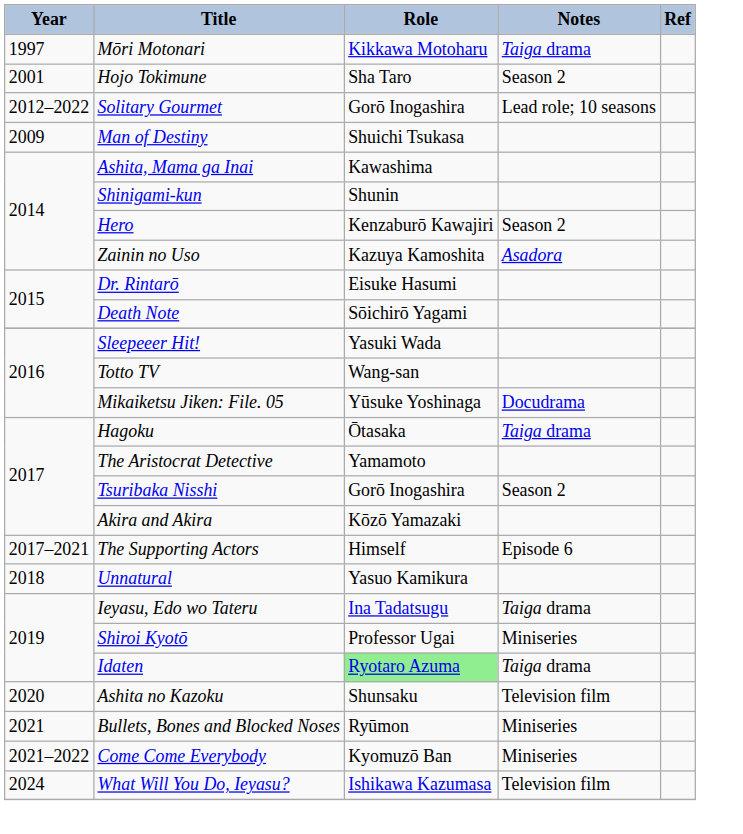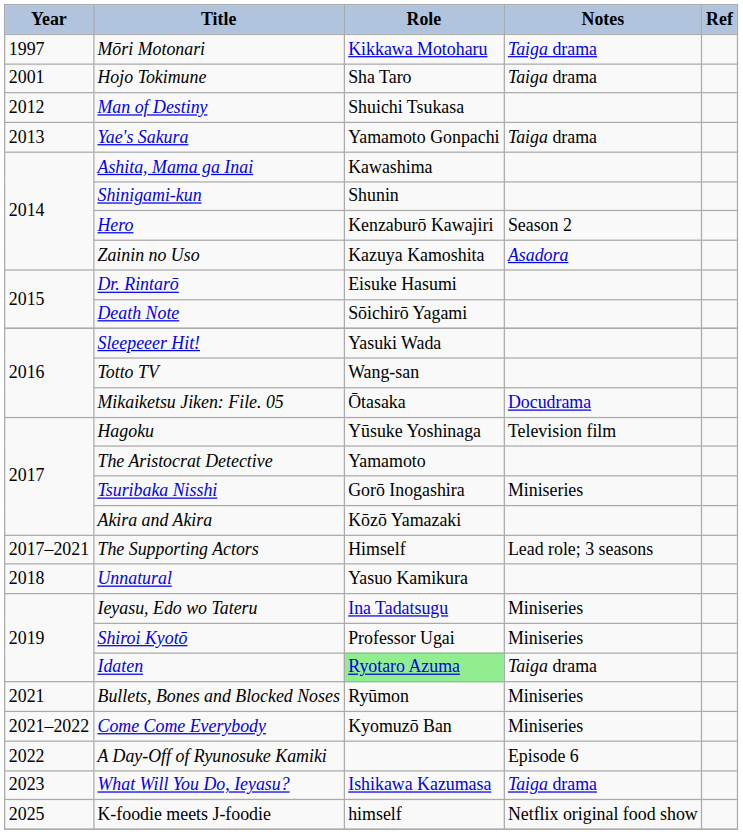(534, 78) Season 2 -> (552, 78) Taiga drama
- row: (160, 107)
(27, 137) 2009 -> (27, 107) 2012
+ row: (143, 137)
(415, 402) Yūsuke Yoshinaga -> (377, 402) Ōtasaka
(377, 431) Ōtasaka -> (415, 431) Yūsuke Yoshinaga
(546, 431) Taiga drama -> (562, 431) Television film
(534, 490) Season 2 -> (546, 490) Miniseries
(537, 549) Episode 6 -> (581, 549) Lead role; 3 seasons
(546, 608) Taiga drama -> (546, 608) Miniseries
- row: (160, 696)
+ row: (212, 755)
(27, 785) 2024 -> (27, 785) 2023
(556, 785) Television film -> (552, 785) Taiga drama
+ row: (184, 814)
